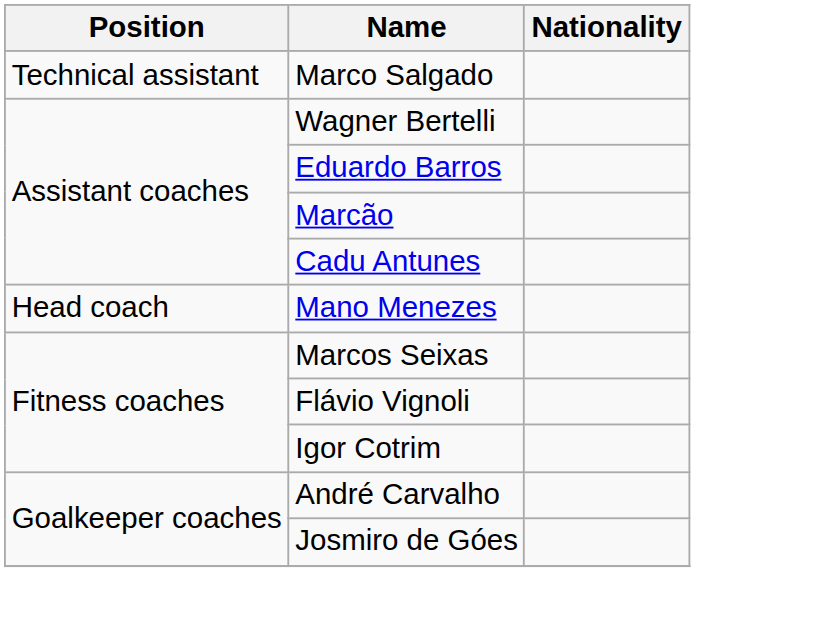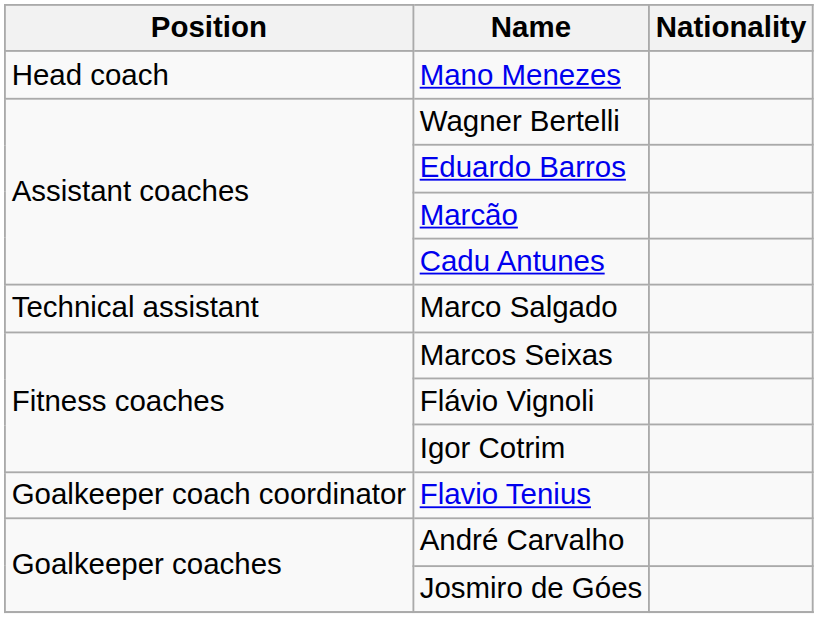rows swapped: (396, 307) <-> (394, 74)
+ row: (505, 494)
